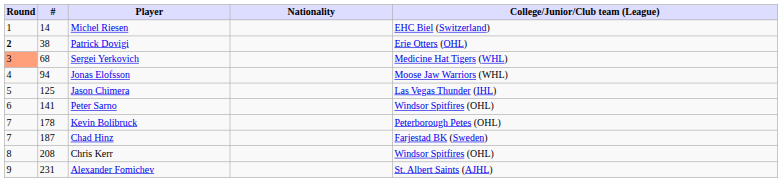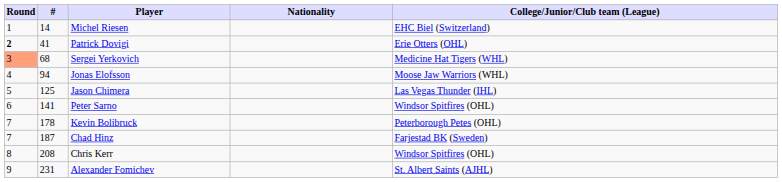(45, 43) 38 -> (45, 43) 41
